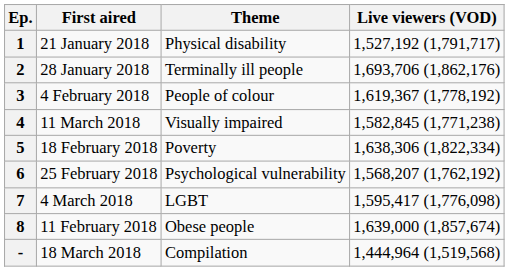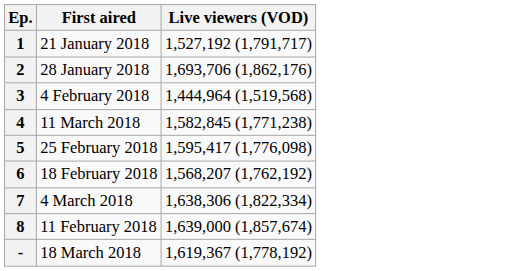- column: (255, 17)
(427, 95) 1,619,367 (1,778,192) -> (238, 95) 1,444,964 (1,519,568)
(99, 148) 18 February 2018 -> (99, 148) 25 February 2018
(427, 148) 1,638,306 (1,822,334) -> (238, 148) 1,595,417 (1,776,098)
(99, 174) 25 February 2018 -> (99, 174) 18 February 2018
(427, 200) 1,595,417 (1,776,098) -> (238, 200) 1,638,306 (1,822,334)
(427, 252) 1,444,964 (1,519,568) -> (238, 252) 1,619,367 (1,778,192)
